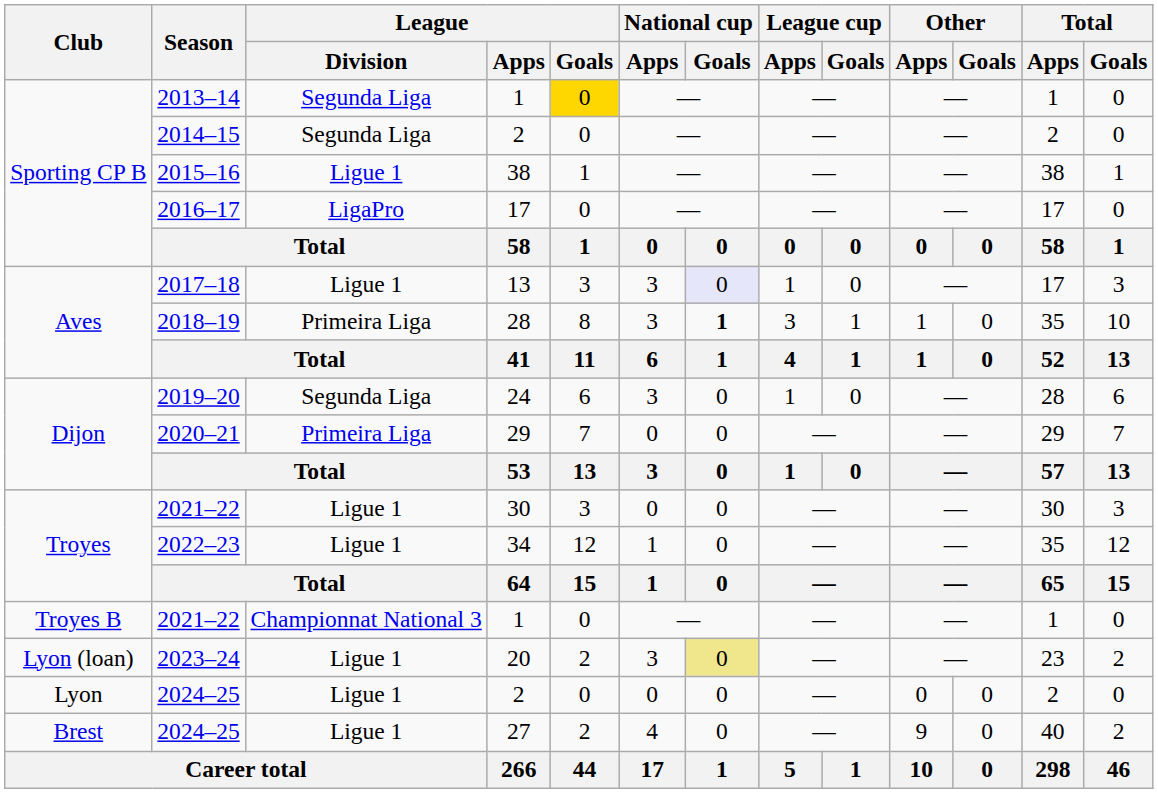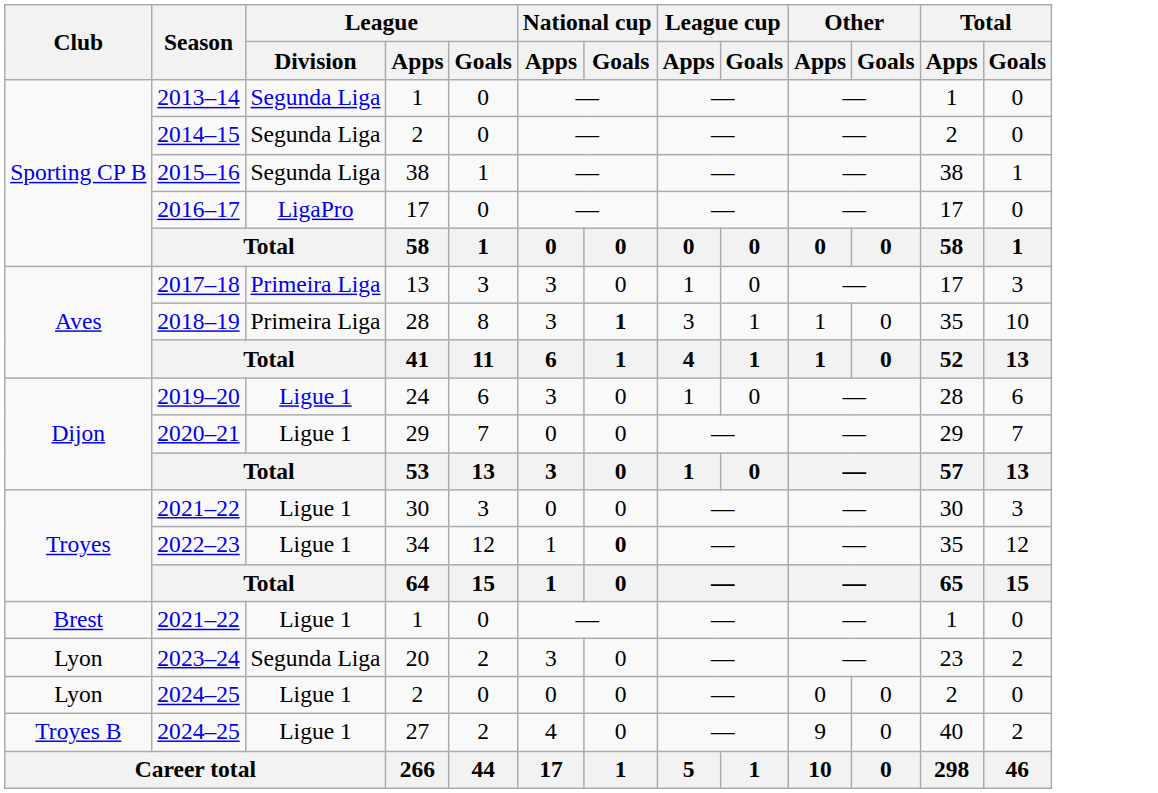(585, 97) gold background -> (483, 97) no background
(366, 172) Ligue 1 -> (316, 172) Segunda Liga
(366, 284) Ligue 1 -> (316, 284) Primeira Liga
(722, 284) lavender background -> (621, 284) no background
(366, 396) Segunda Liga -> (316, 396) Ligue 1
(366, 433) Primeira Liga -> (316, 433) Ligue 1
(722, 545) normal -> (621, 545) bold
(78, 619) Troyes B -> (78, 619) Brest
(366, 619) Championnat National 3 -> (316, 619) Ligue 1
(78, 657) Lyon (loan) -> (78, 657) Lyon
(366, 657) Ligue 1 -> (316, 657) Segunda Liga
(722, 657) khaki background -> (621, 657) no background
(78, 731) Brest -> (78, 731) Troyes B
